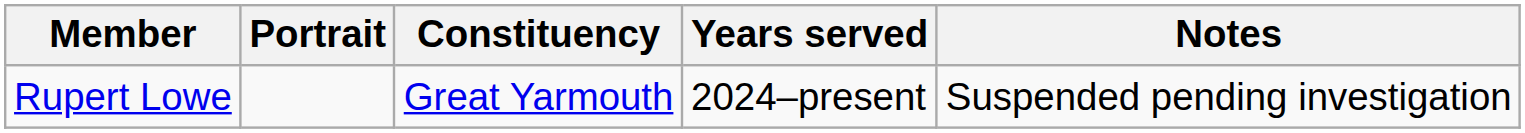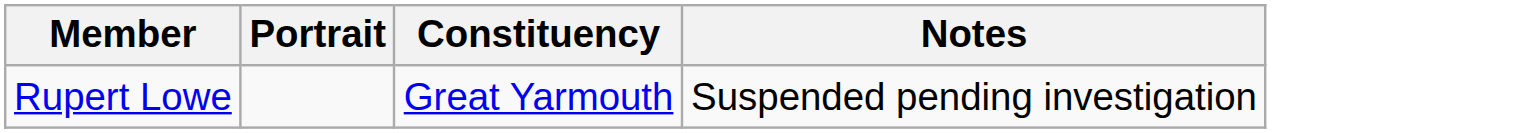- column: (810, 34)
